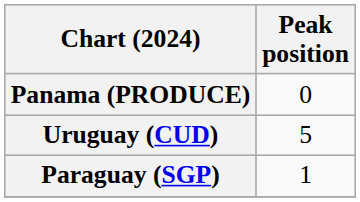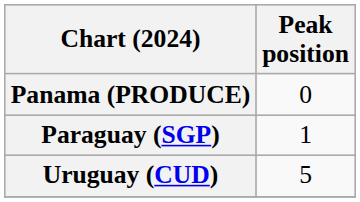rows swapped: (130, 175) <-> (130, 134)
